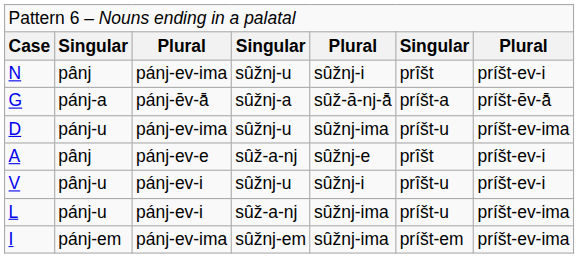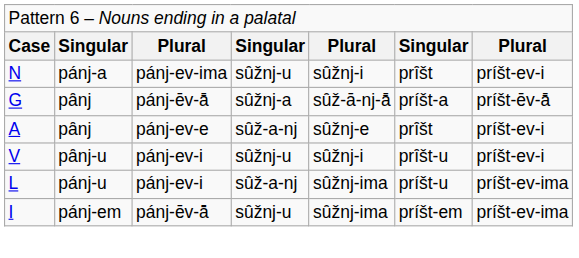(75, 73) pȃnj -> (83, 73) pánj-a
(83, 101) pánj-a -> (75, 101) pȃnj
- row: (15, 128)
(182, 239) pánj-ev-ima -> (172, 211) pánj-ēv-ā̄
(271, 239) sȗžnj-em -> (263, 211) sȗžnj-u
